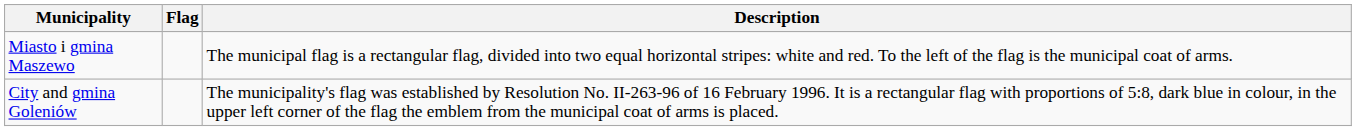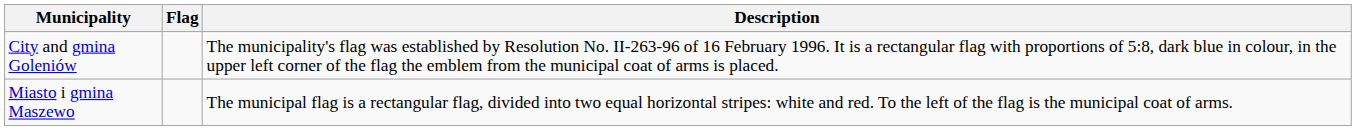rows swapped: (62, 102) <-> (61, 55)
